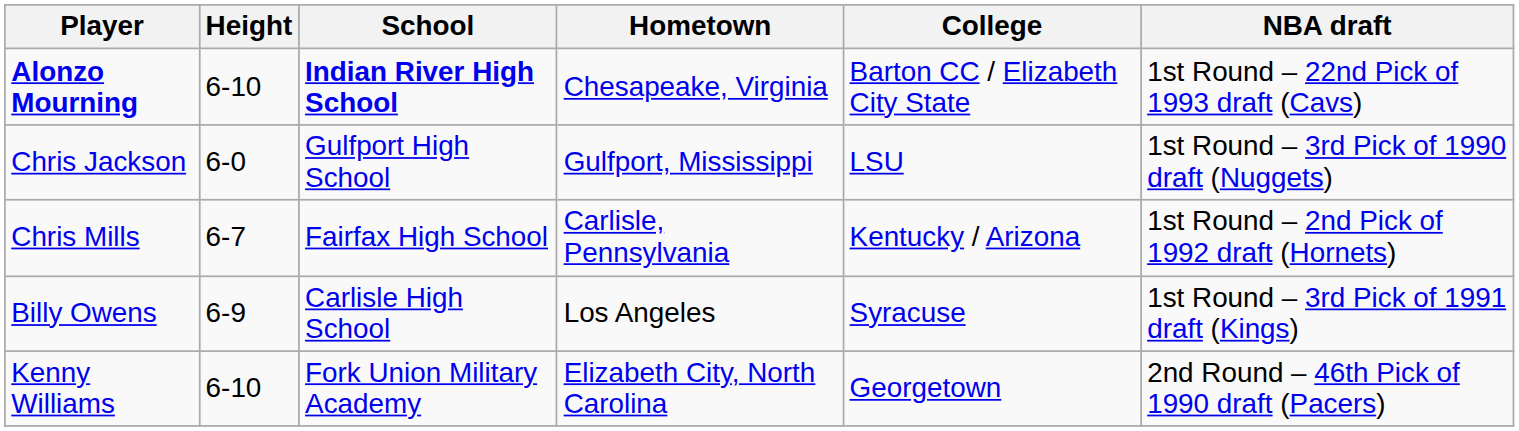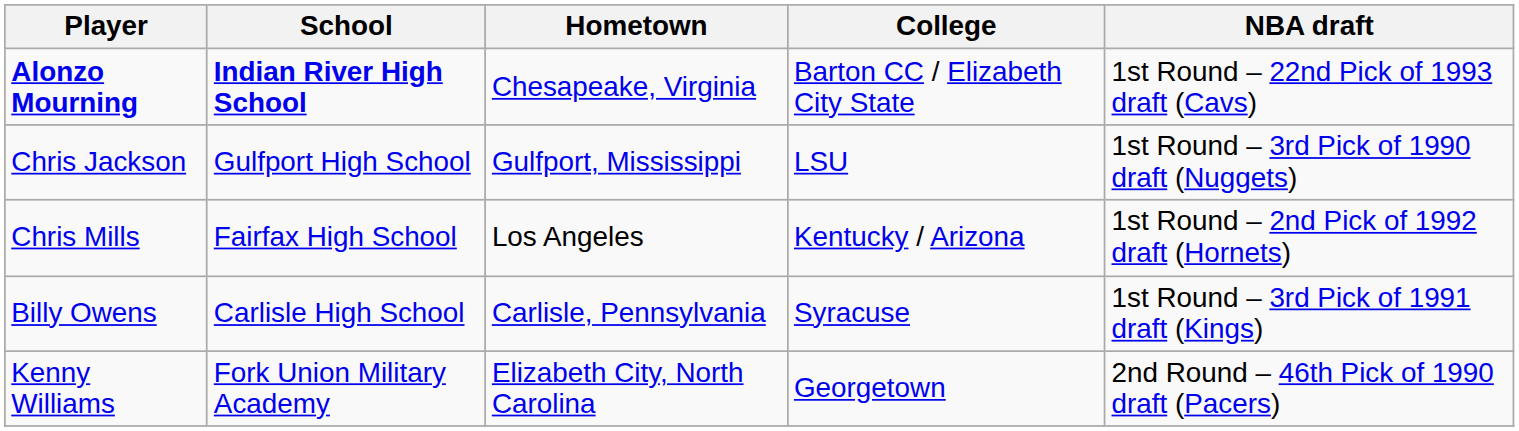- column: (249, 26)
(646, 237) Carlisle, Pennsylvania -> (568, 237) Los Angeles
(640, 312) Los Angeles -> (629, 312) Carlisle, Pennsylvania
